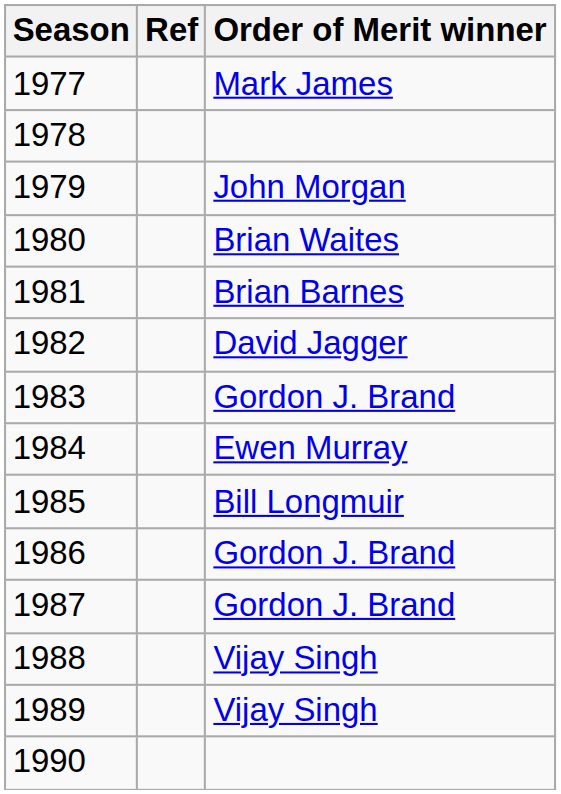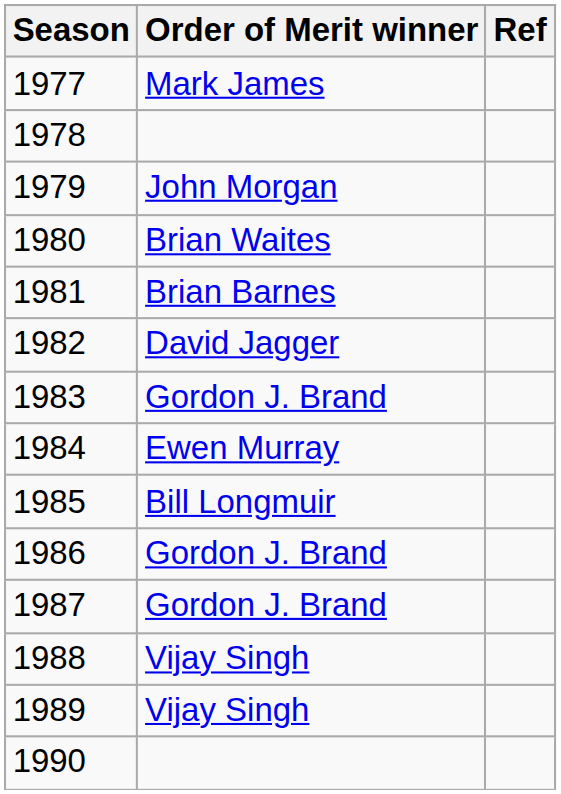columns swapped: (380, 30) <-> (172, 30)
